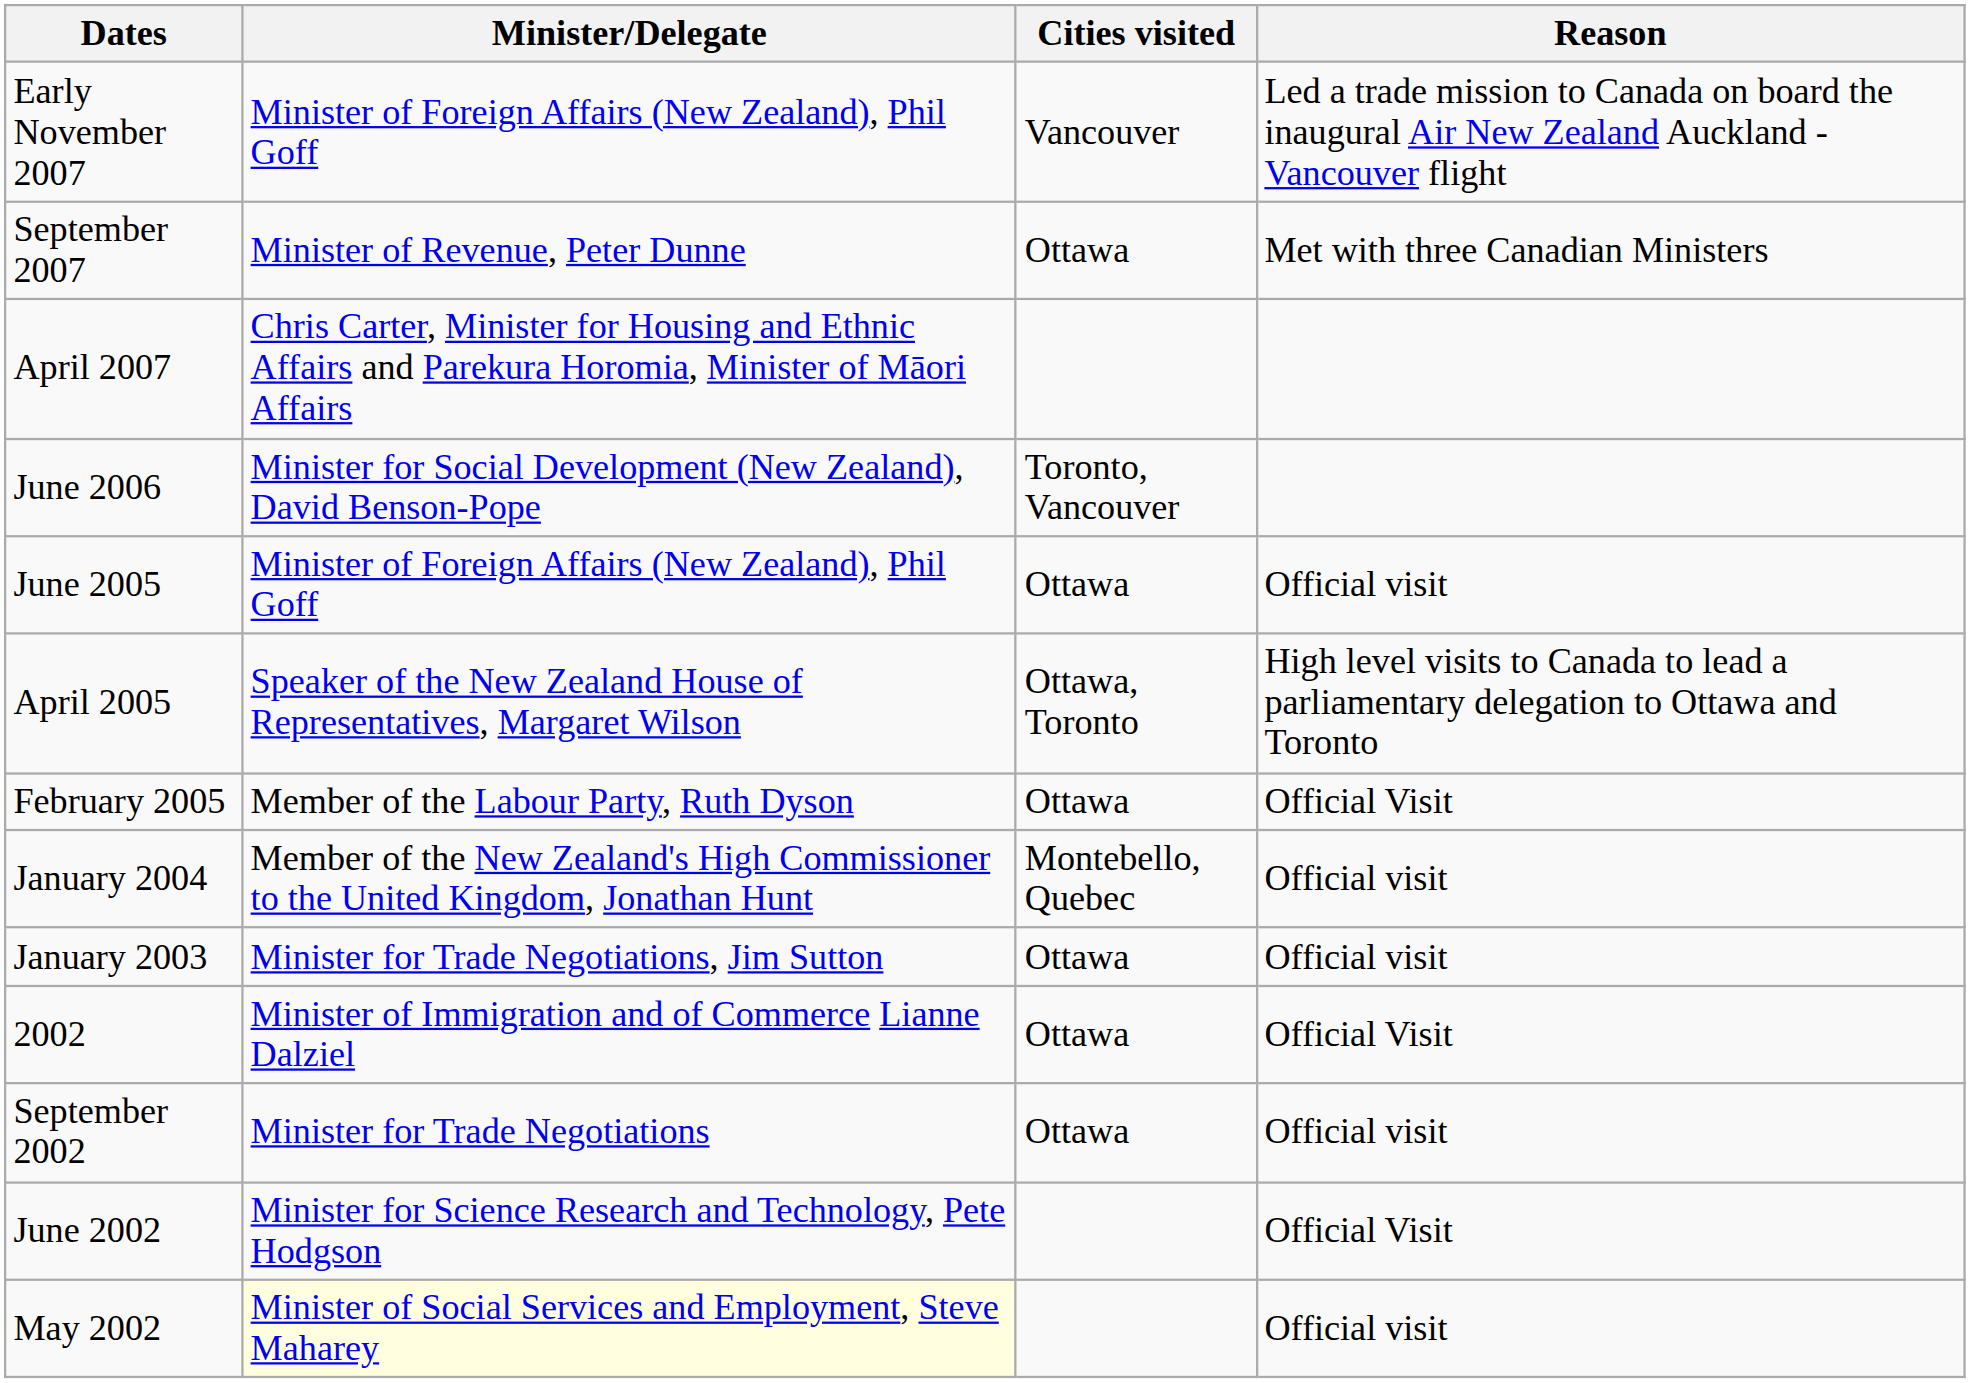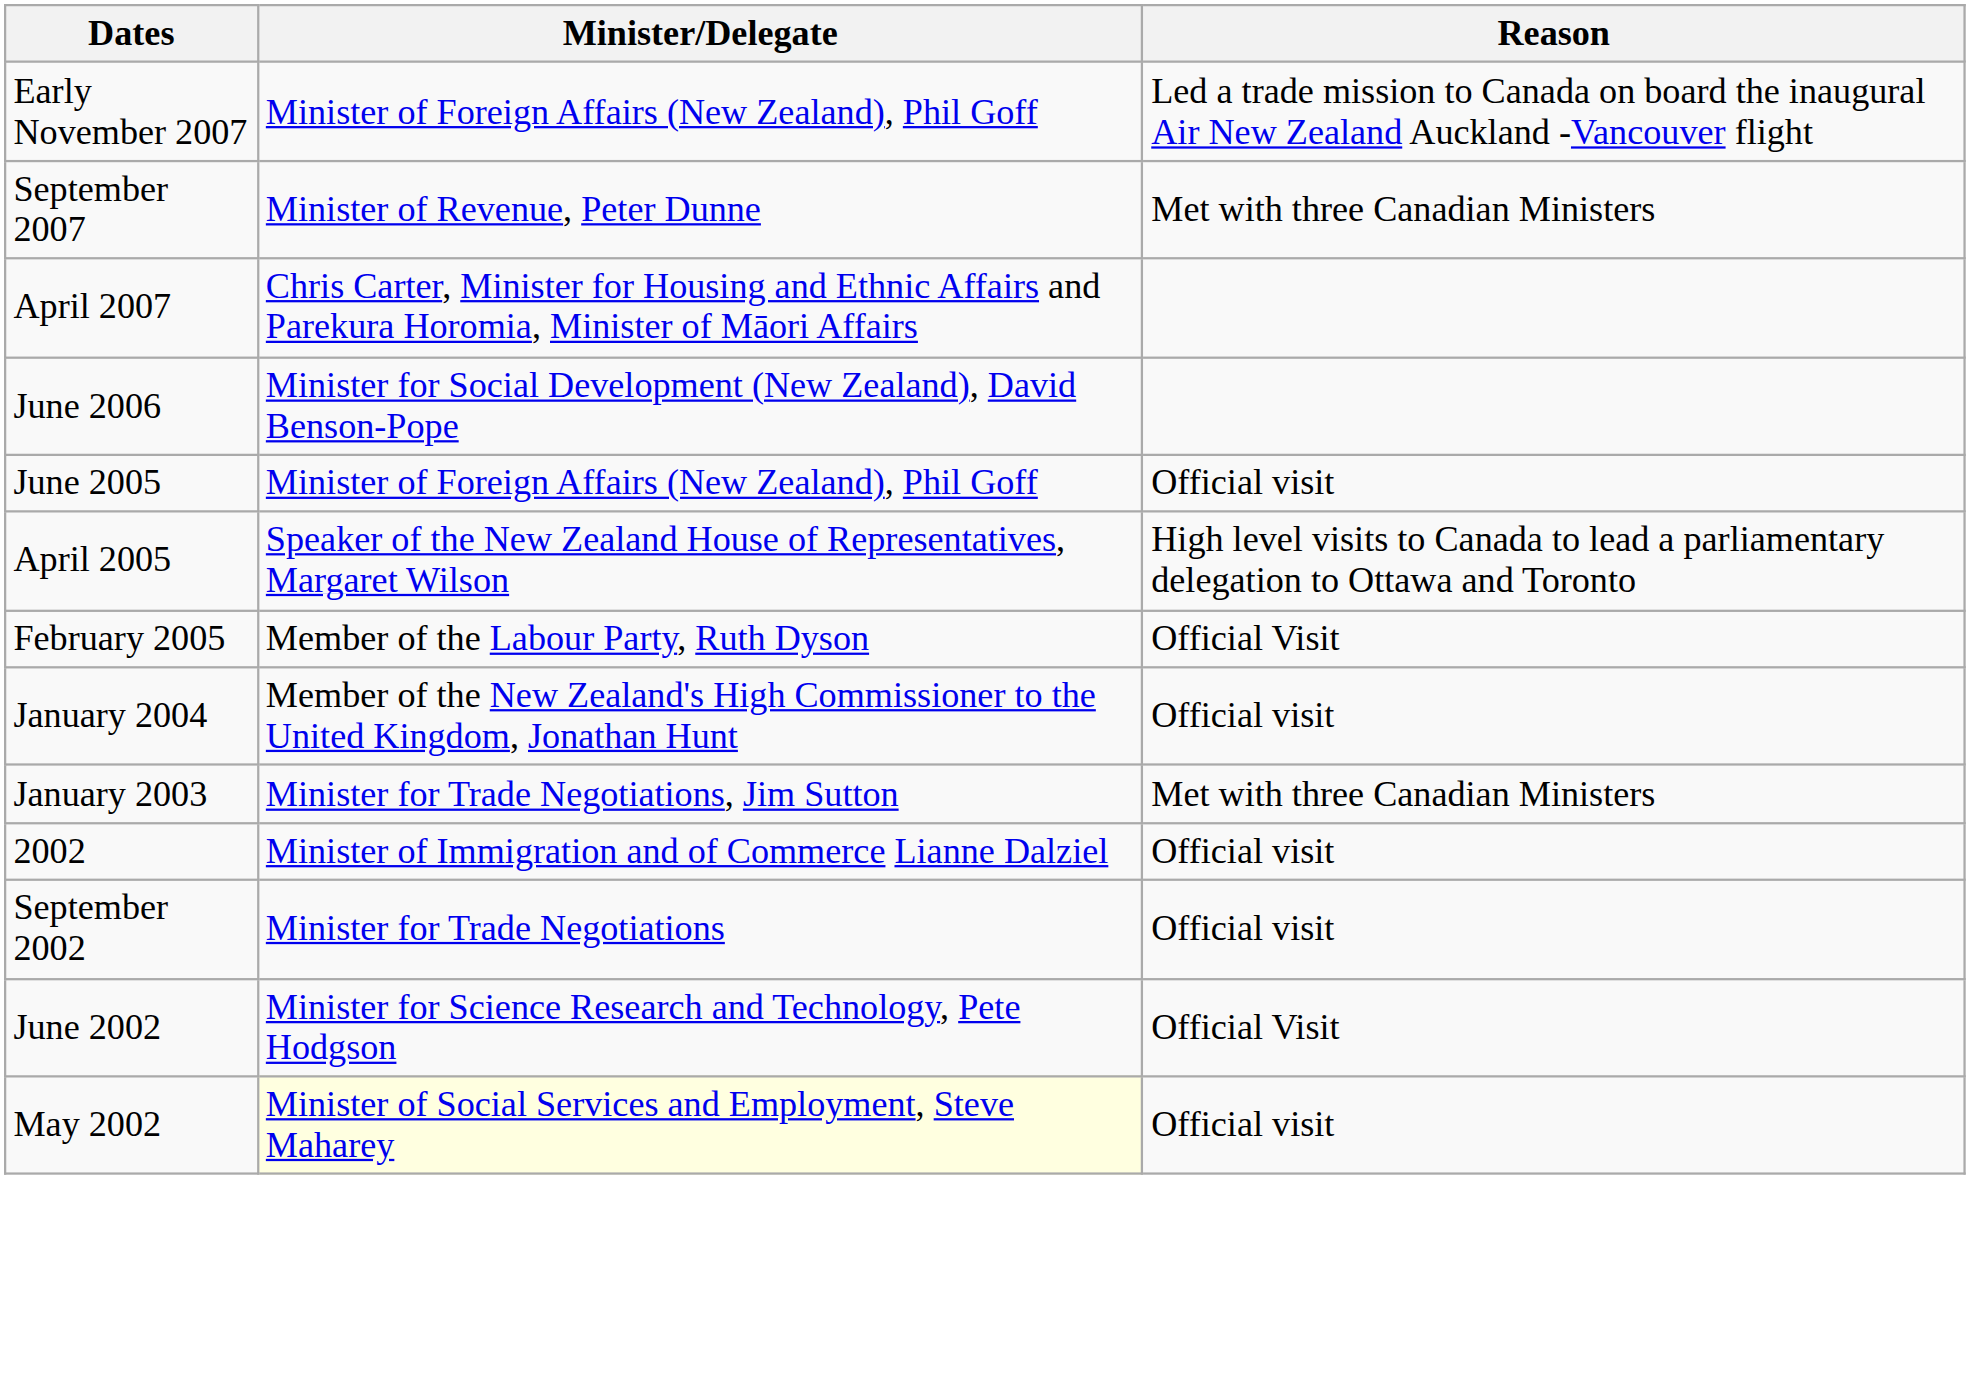- column: (1136, 33)
(1356, 956) Official visit -> (1403, 793) Met with three Canadian Ministers
(1359, 1033) Official Visit -> (1243, 850) Official visit
